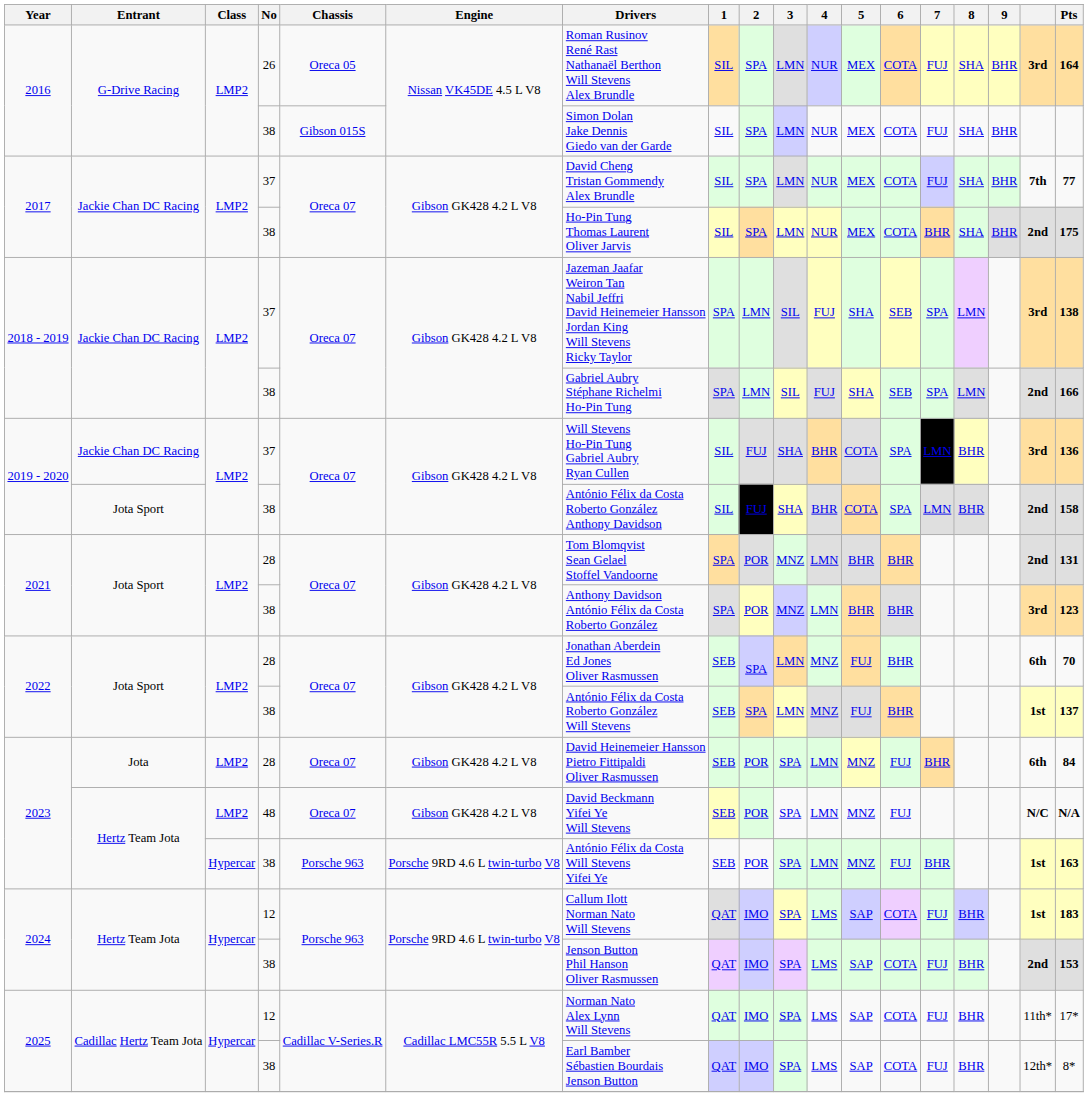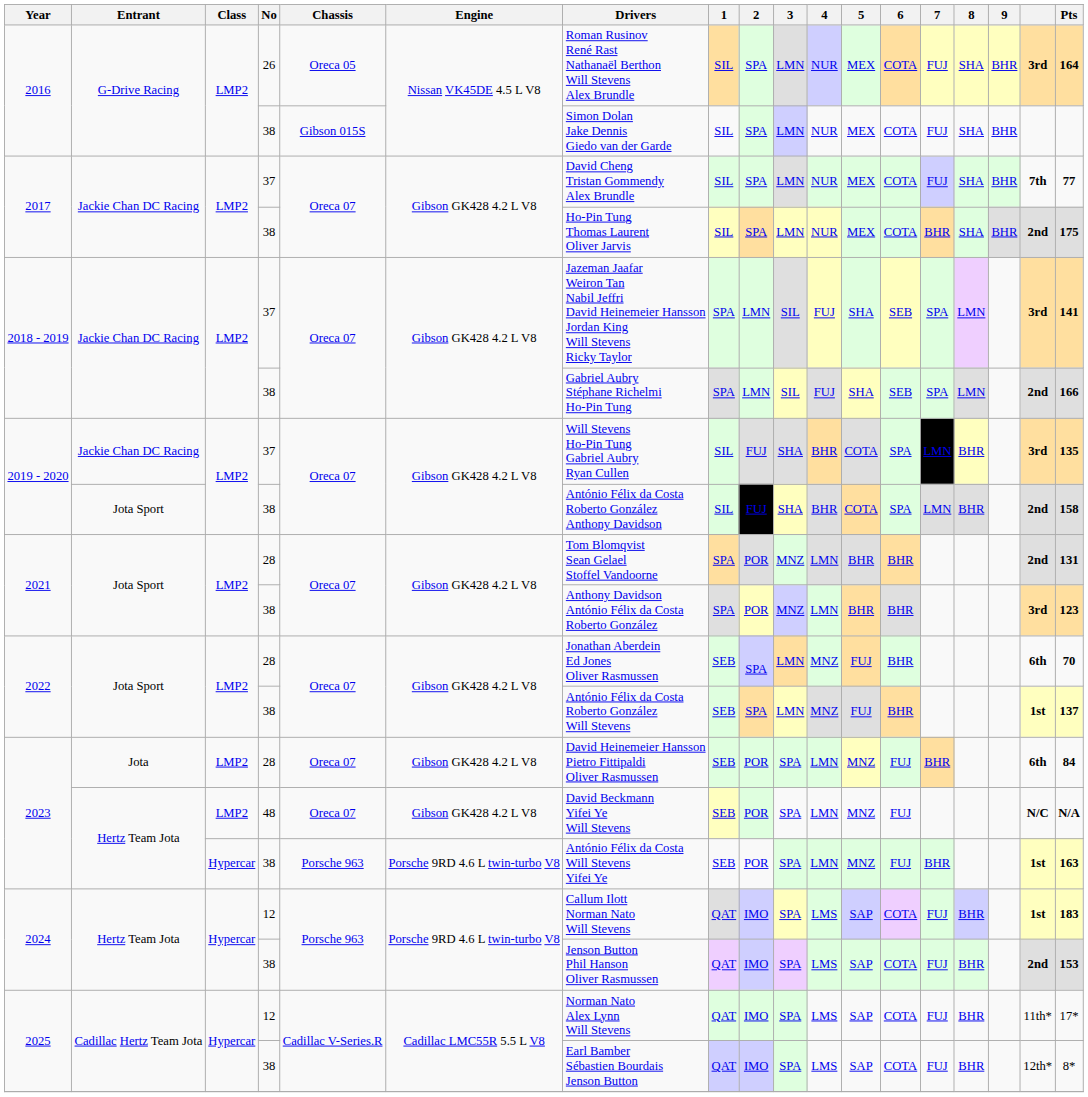(1069, 312) 138 -> (1069, 312) 141
(1069, 450) 136 -> (1069, 450) 135
